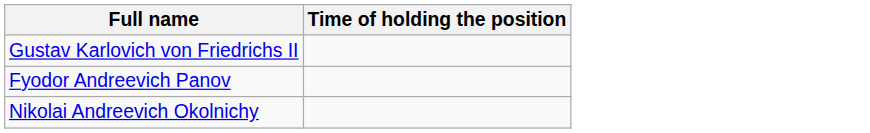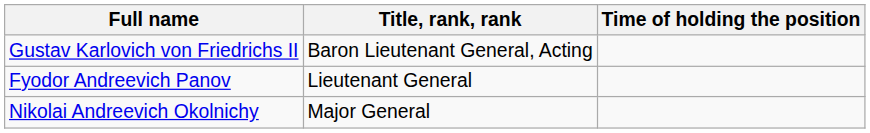+ column: (450, 19)
